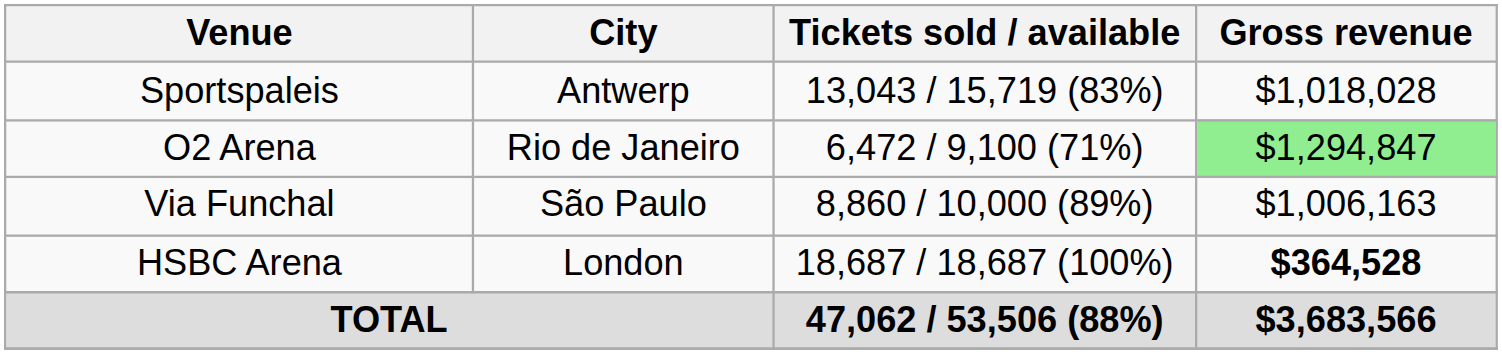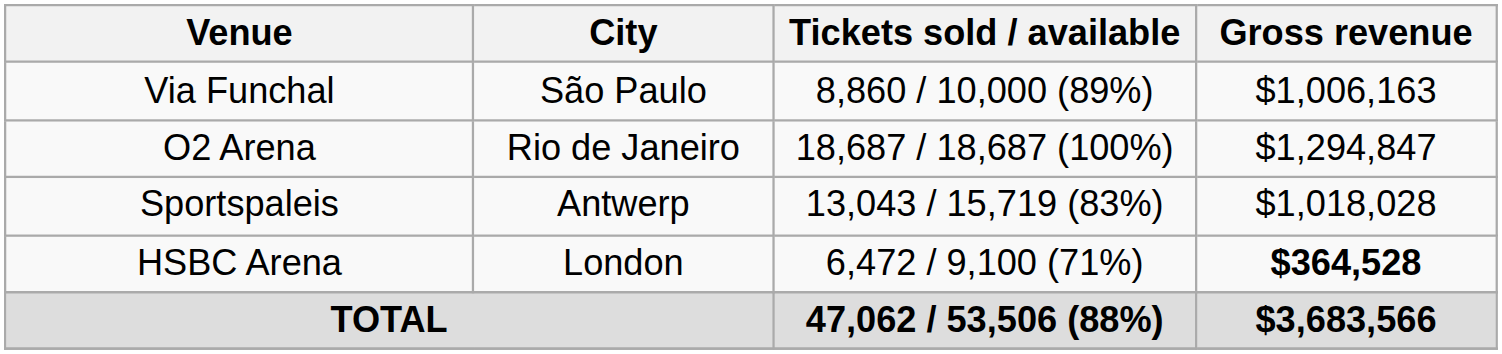rows swapped: (239, 90) <-> (239, 205)
(985, 147) 6,472 / 9,100 (71%) -> (985, 147) 18,687 / 18,687 (100%)
(1346, 147) lightgreen background -> (1346, 147) no background
(985, 262) 18,687 / 18,687 (100%) -> (985, 262) 6,472 / 9,100 (71%)
